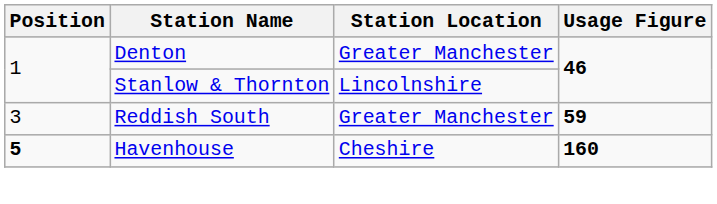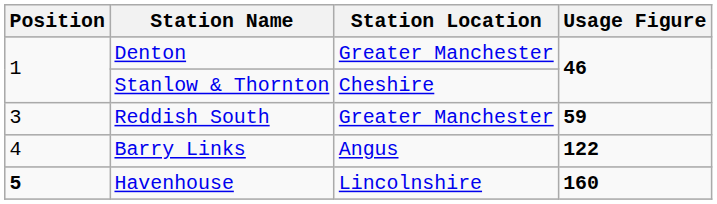(410, 86) Lincolnshire -> (387, 86) Cheshire
+ row: (180, 151)
(387, 151) Cheshire -> (410, 183) Lincolnshire
